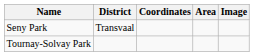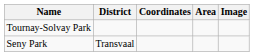rows swapped: (27, 28) <-> (49, 43)
